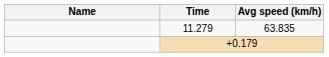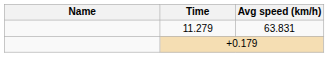(280, 28) 63.835 -> (280, 28) 63.831
